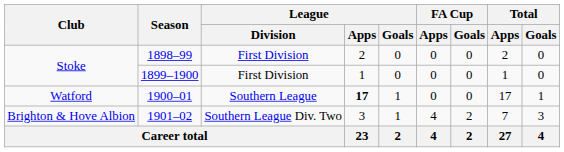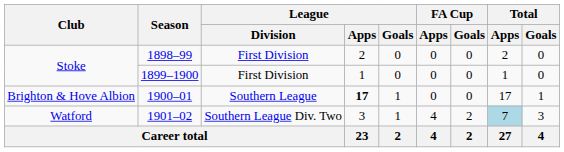(71, 95) Watford -> (71, 95) Brighton & Hove Albion
(71, 116) Brighton & Hove Albion -> (71, 116) Watford
(505, 116) no background -> (505, 116) lightblue background
